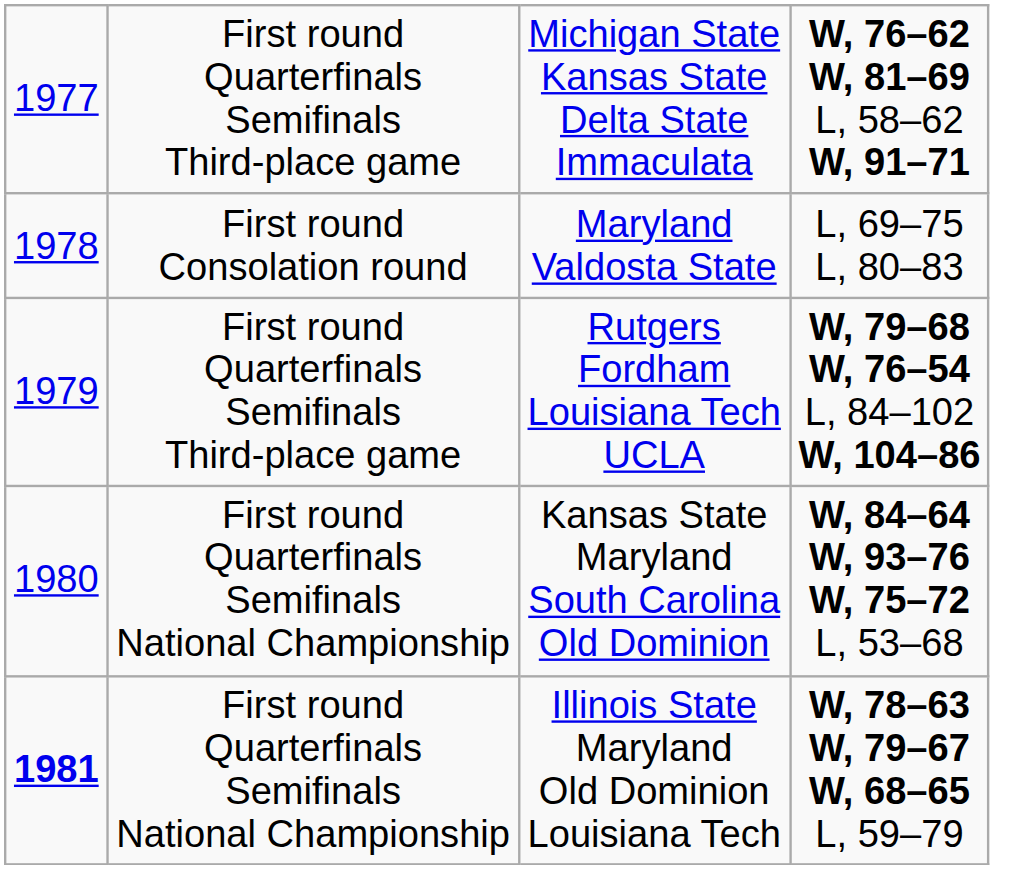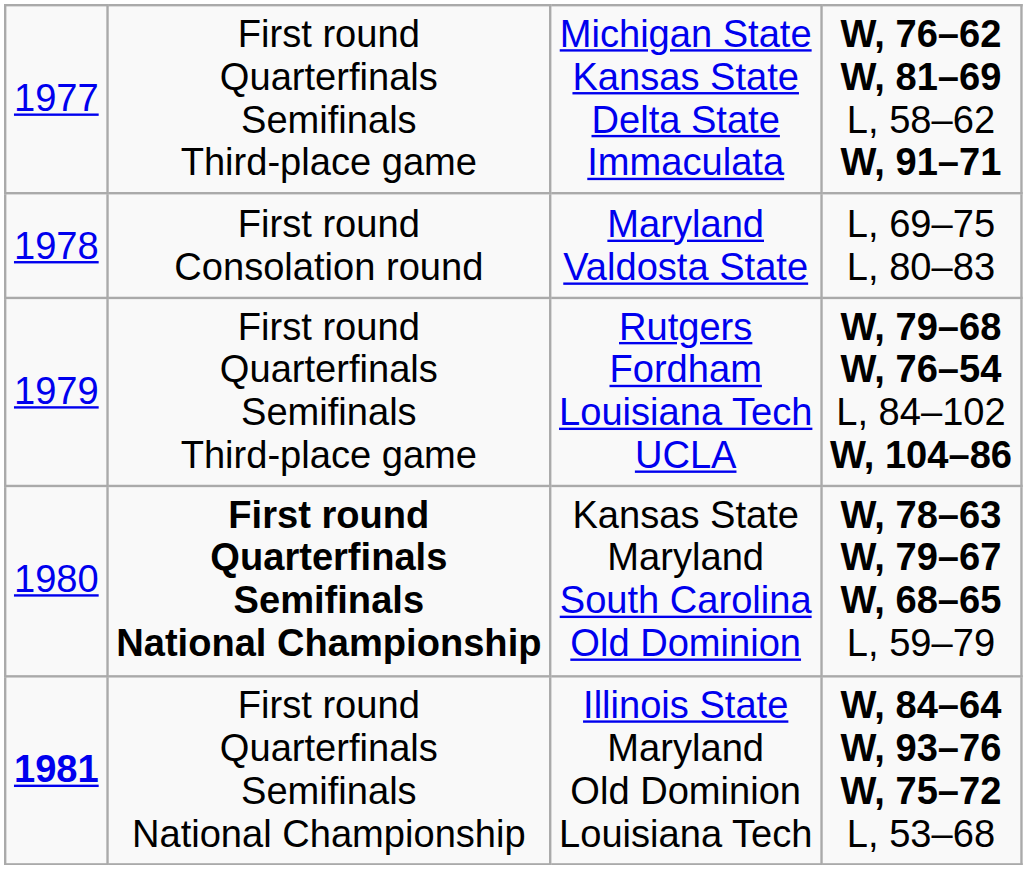(313, 580) normal -> (329, 580) bold
(889, 580) W, 84–64 W, 93–76 W, 75–72 L, 53–68 -> (921, 580) W, 78–63 W, 79–67 W, 68–65 L, 59–79
(889, 768) W, 78–63 W, 79–67 W, 68–65 L, 59–79 -> (921, 768) W, 84–64 W, 93–76 W, 75–72 L, 53–68
